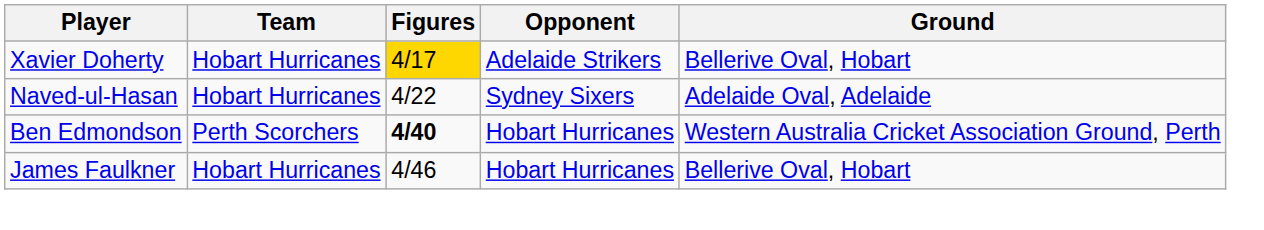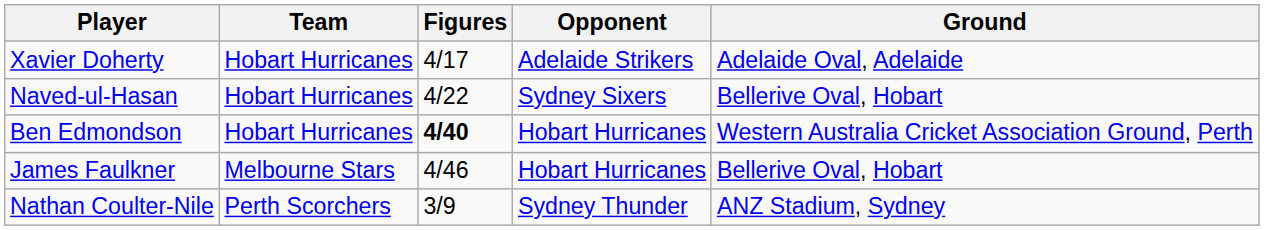(414, 59) gold background -> (446, 59) no background
(798, 59) Bellerive Oval, Hobart -> (840, 59) Adelaide Oval, Adelaide
(808, 96) Adelaide Oval, Adelaide -> (830, 96) Bellerive Oval, Hobart
(275, 133) Perth Scorchers -> (319, 133) Hobart Hurricanes
(286, 170) Hobart Hurricanes -> (310, 170) Melbourne Stars
+ row: (112, 206)
